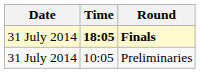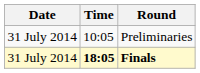rows swapped: (157, 57) <-> (138, 36)
